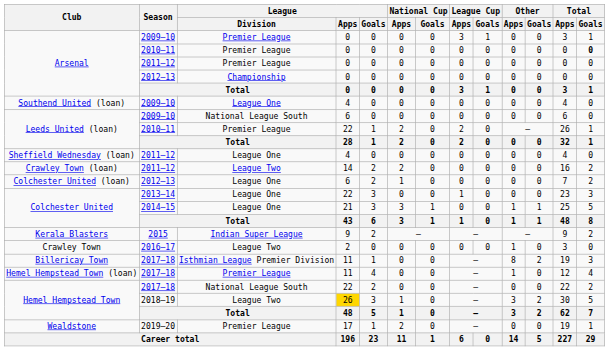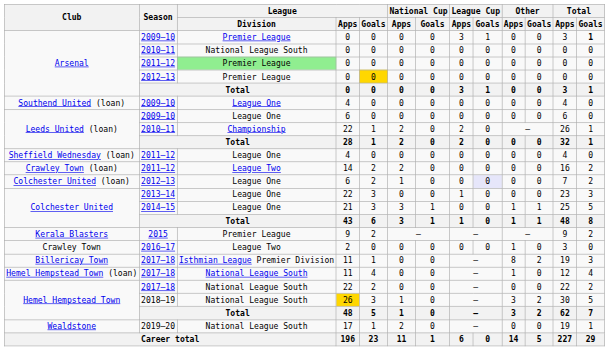(591, 37) normal -> (591, 37) bold
(257, 50) Premier League -> (257, 50) National League South
(591, 50) bold -> (591, 50) normal
(257, 63) no background -> (257, 63) lightgreen background
(257, 77) Championship -> (257, 77) Premier League
(373, 77) no background -> (373, 77) gold background
(257, 116) National League South -> (257, 116) League One
(257, 129) Premier League -> (257, 129) Championship
(488, 182) no background -> (488, 182) lavender background
(257, 234) Indian Super League -> (257, 234) Premier League
(257, 274) Premier League -> (257, 274) National League South
(257, 300) League Two -> (257, 300) National League South
(257, 326) Premier League -> (257, 326) National League South
